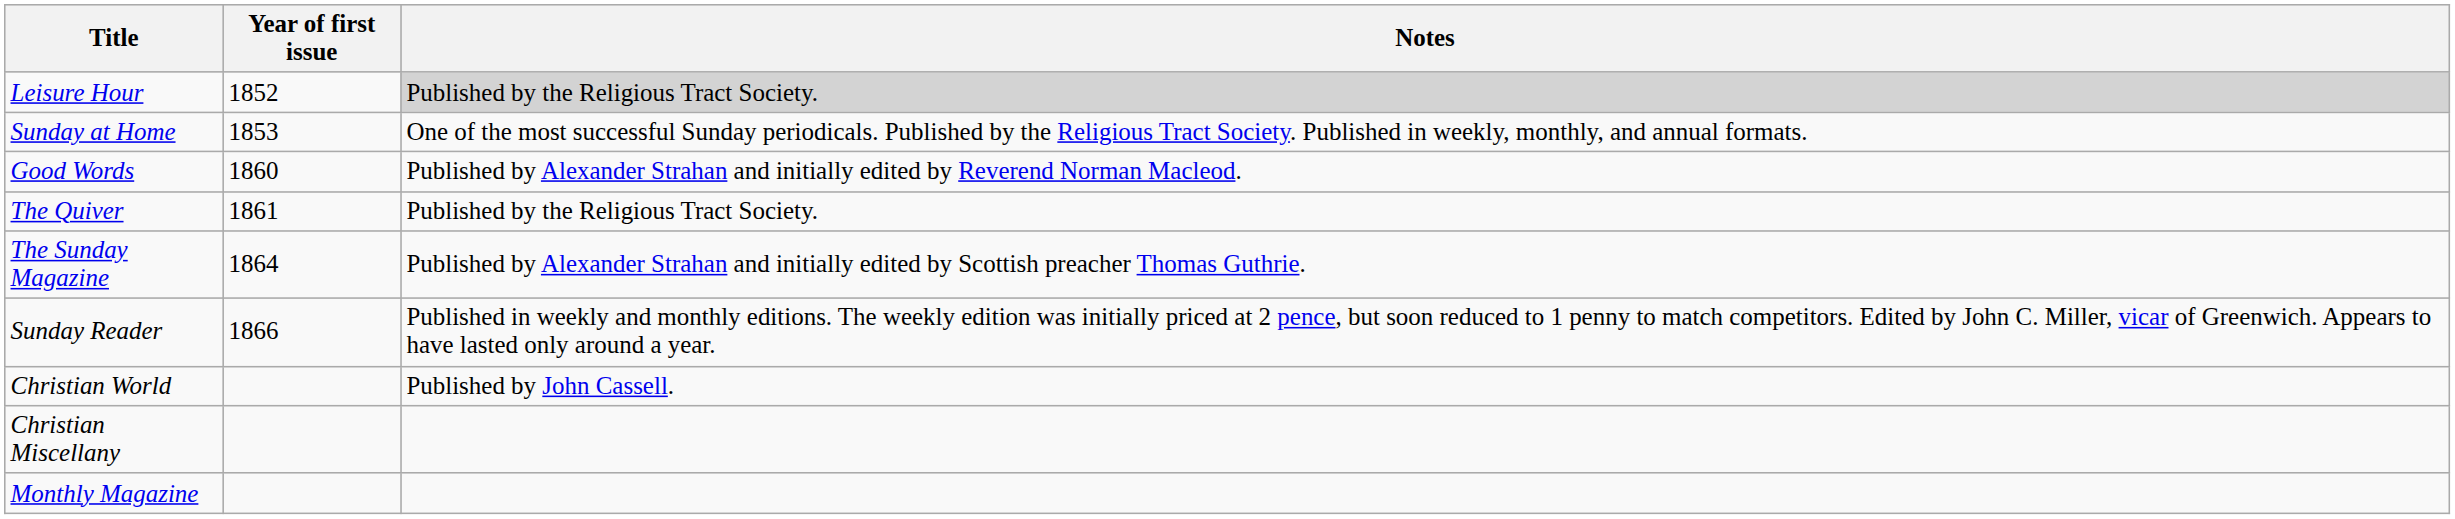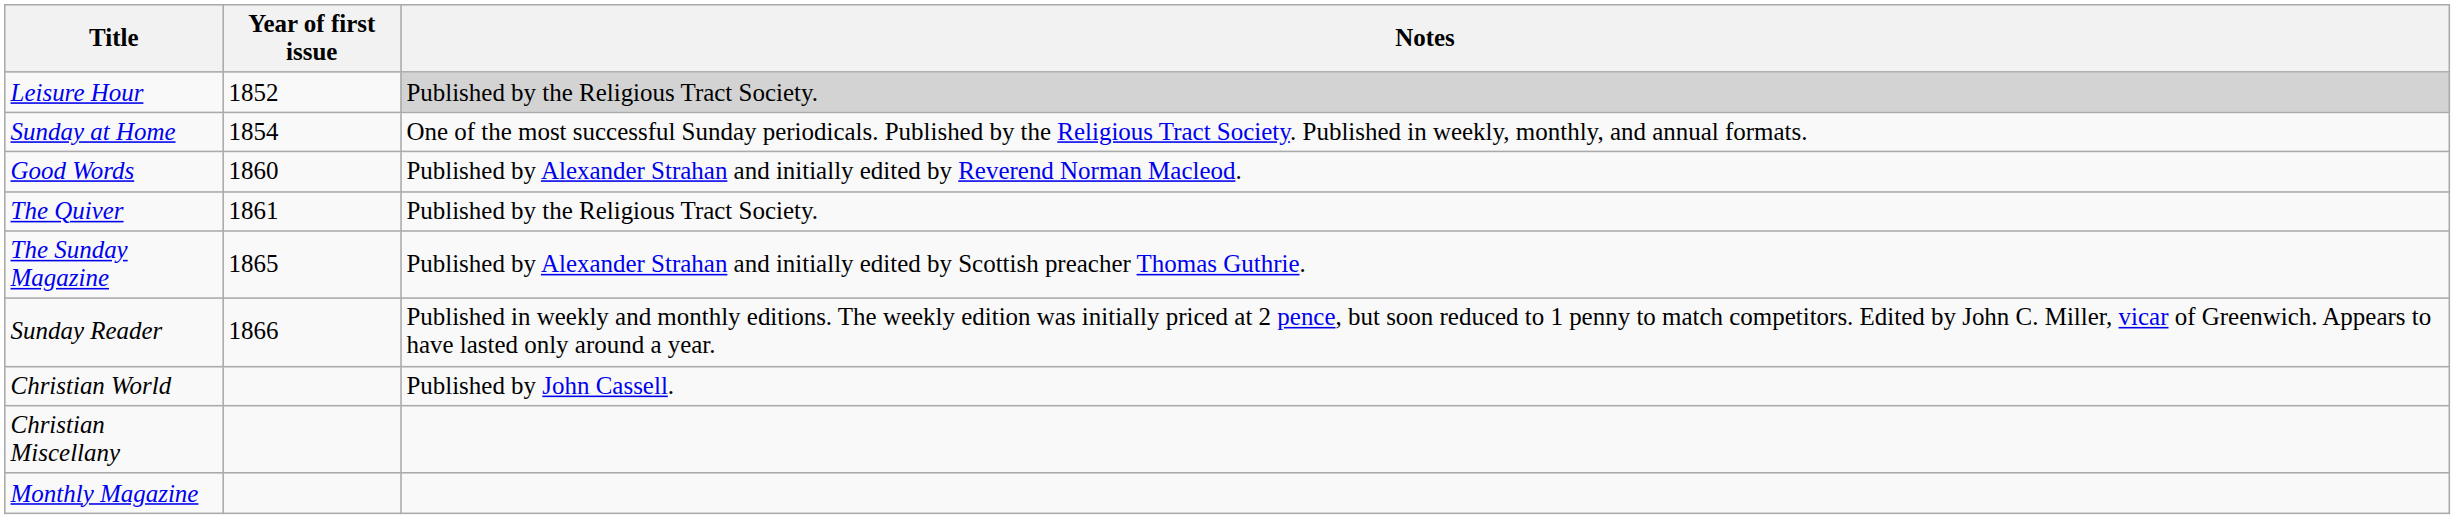(253, 131) 1853 -> (253, 131) 1854
(253, 264) 1864 -> (253, 264) 1865
